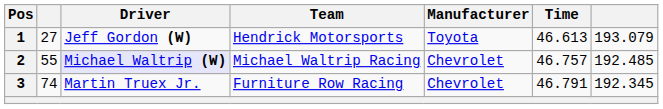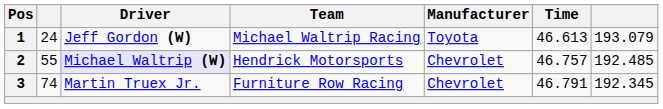(49, 39) 27 -> (49, 39) 24
(318, 39) Hendrick Motorsports -> (327, 39) Michael Waltrip Racing
(327, 62) Michael Waltrip Racing -> (318, 62) Hendrick Motorsports
